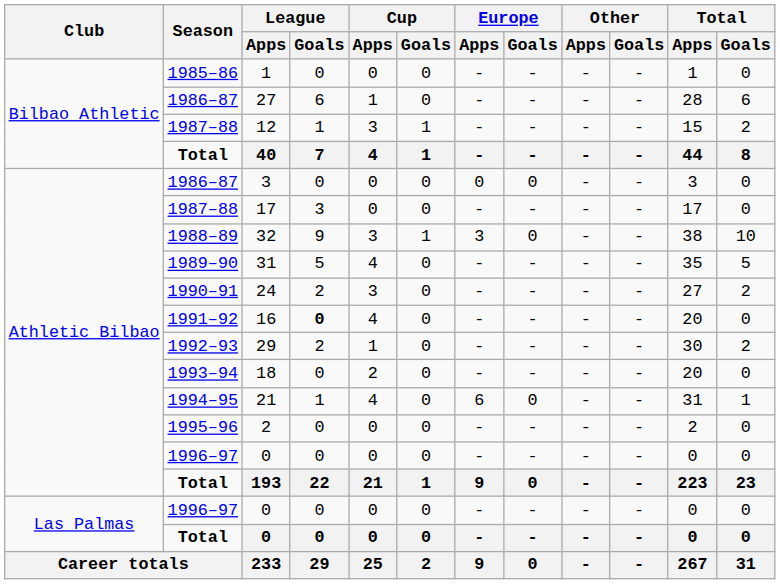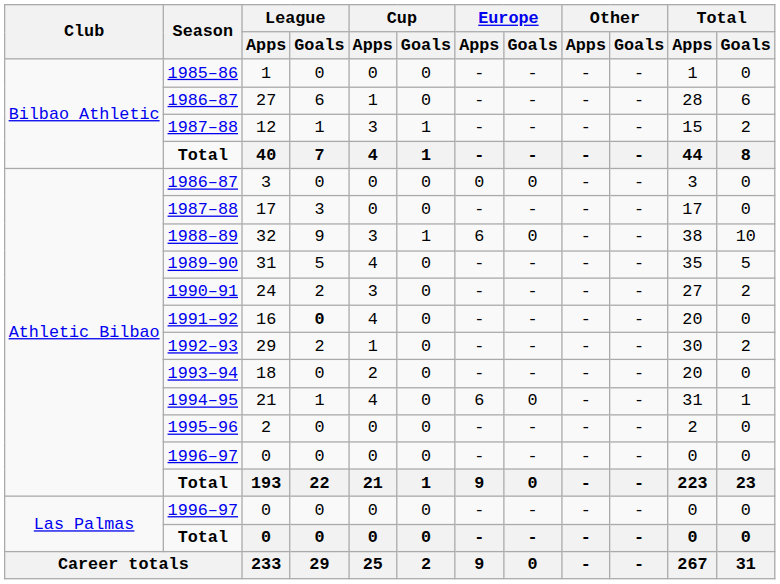(479, 237) 3 -> (479, 237) 6
